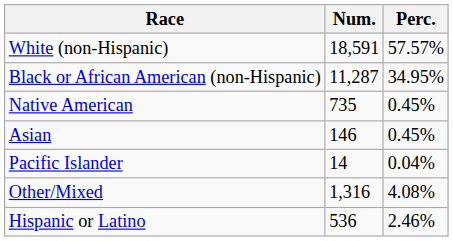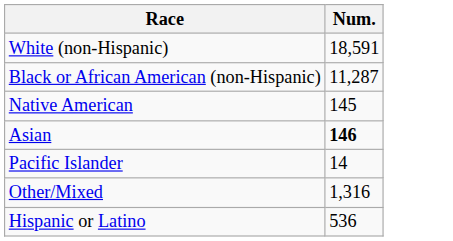- column: (416, 18)
(343, 105) 735 -> (343, 105) 145
(343, 134) normal -> (343, 134) bold
